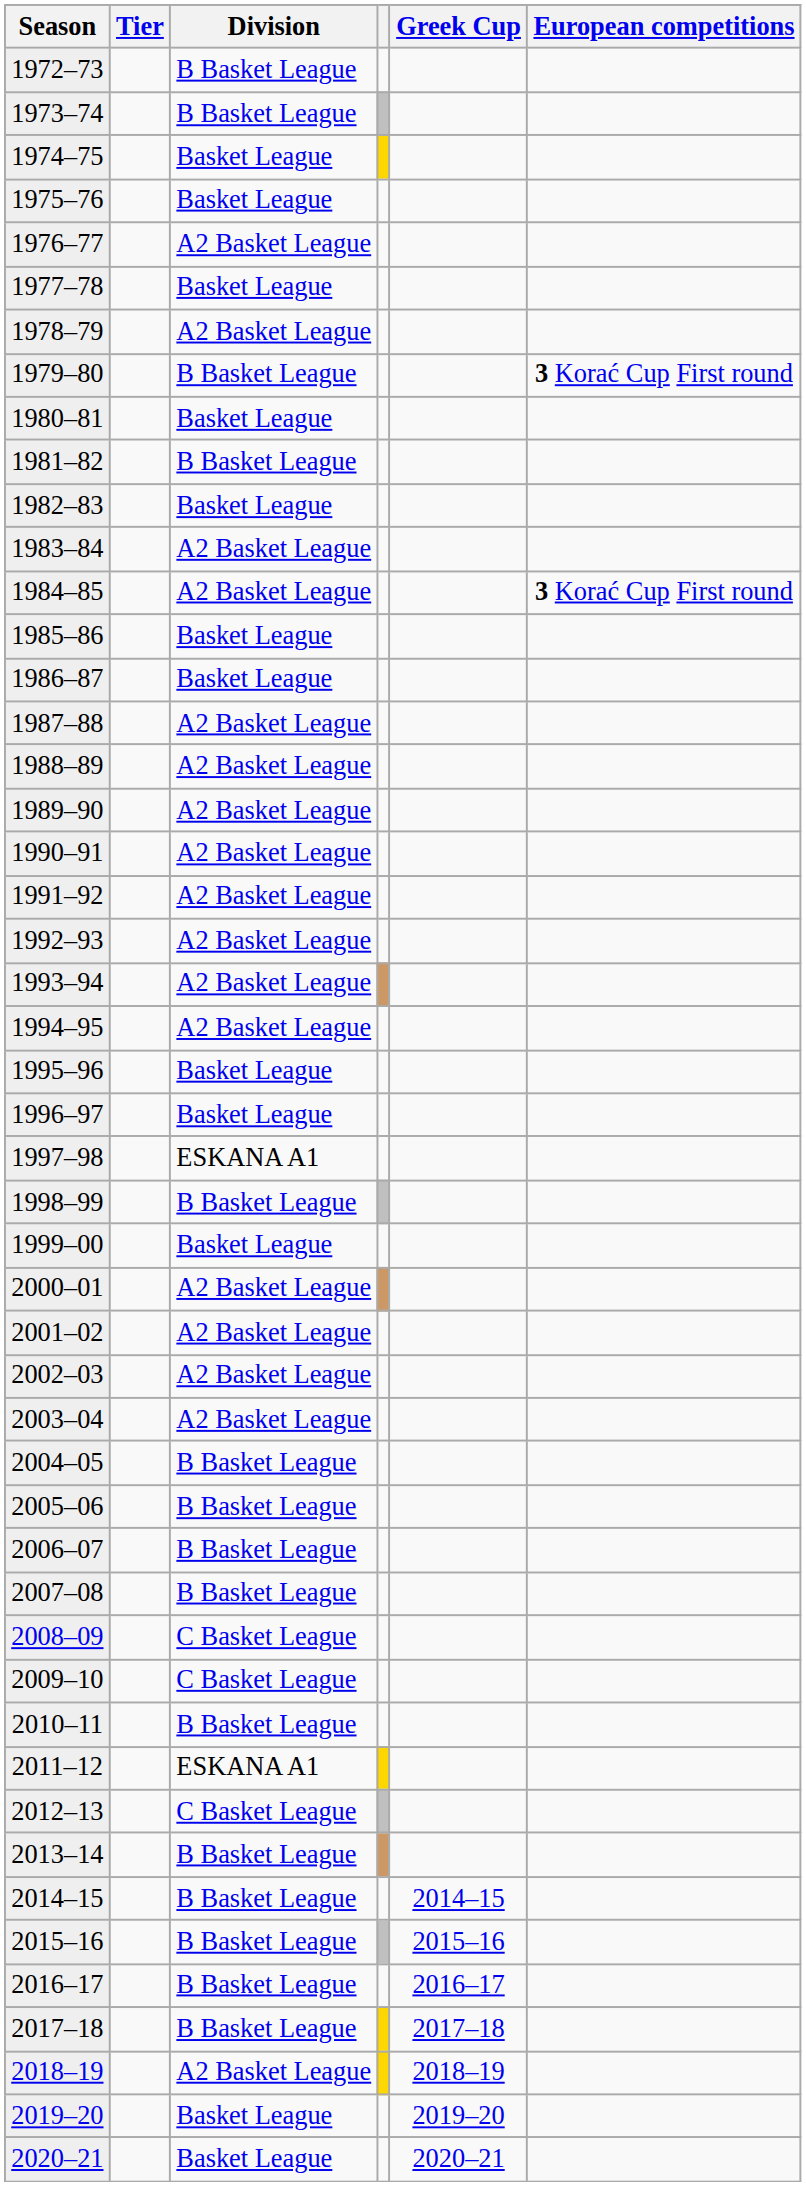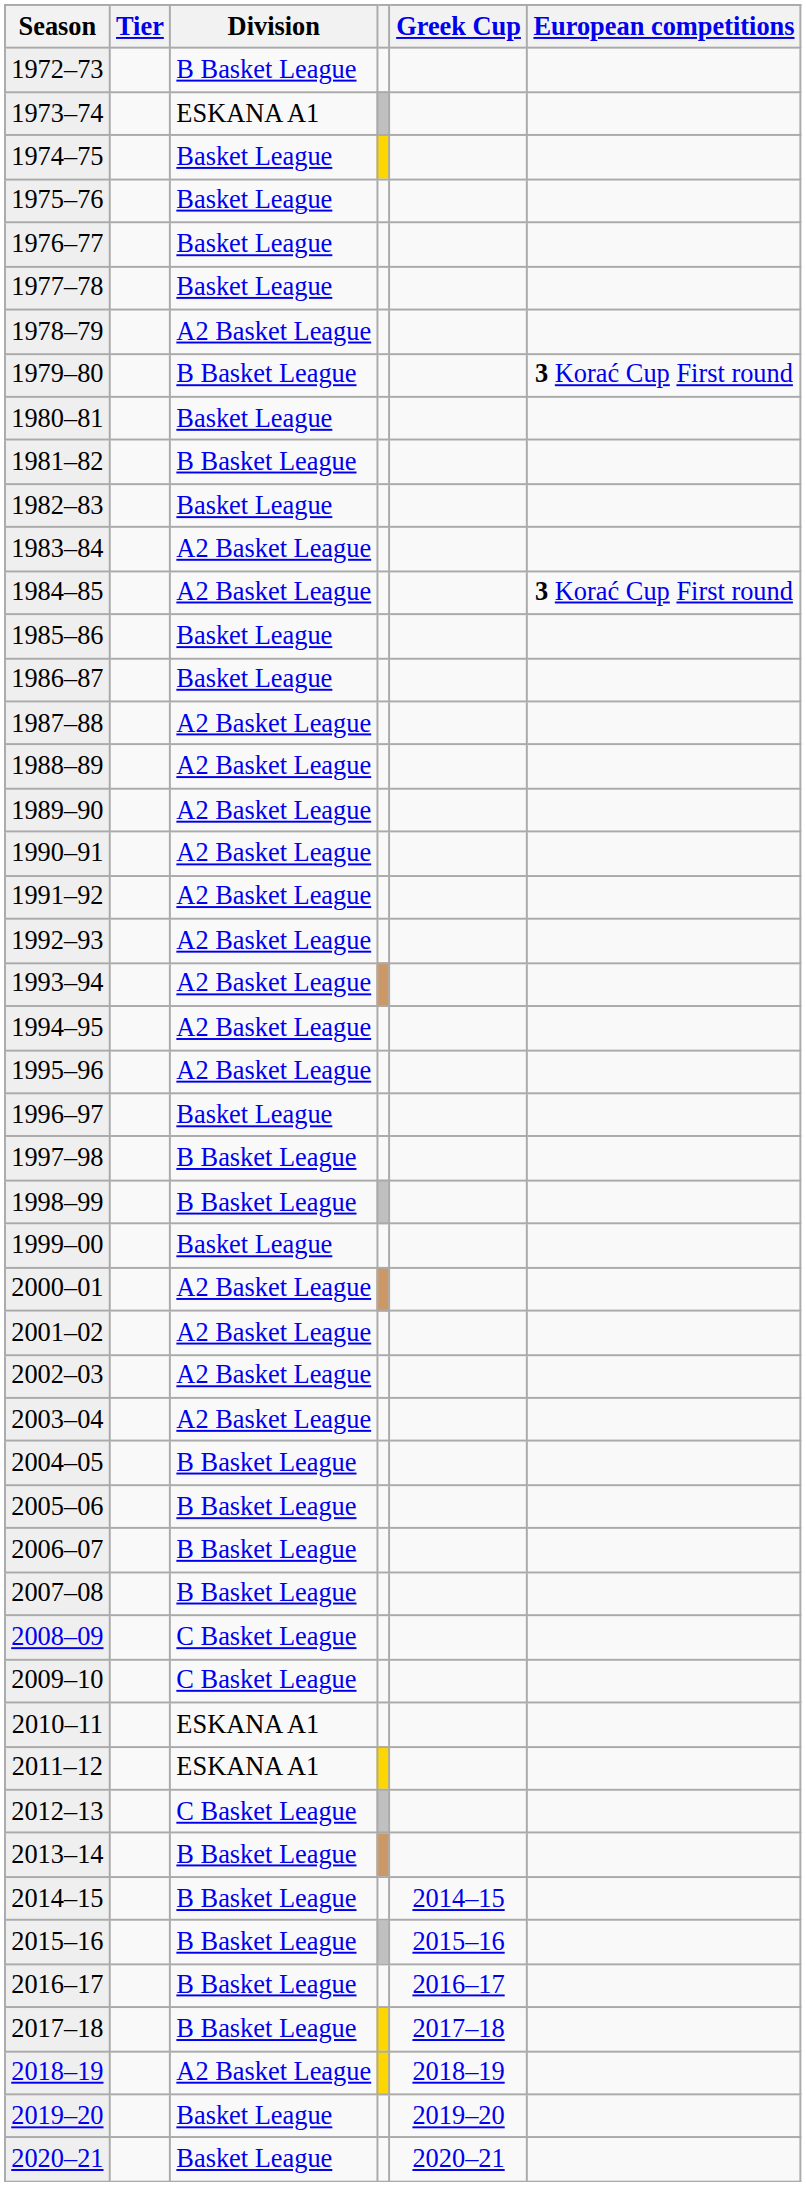(266, 112) B Basket League -> (248, 112) ESKANA A1
(274, 243) A2 Basket League -> (254, 243) Basket League
(254, 1070) Basket League -> (274, 1070) A2 Basket League
(248, 1157) ESKANA A1 -> (266, 1157) B Basket League
(266, 1723) B Basket League -> (248, 1723) ESKANA A1
